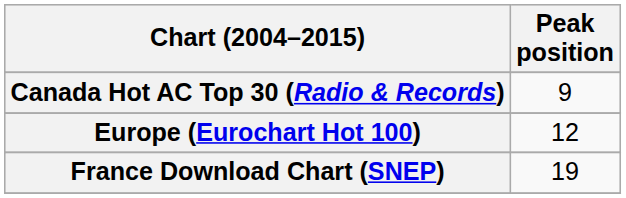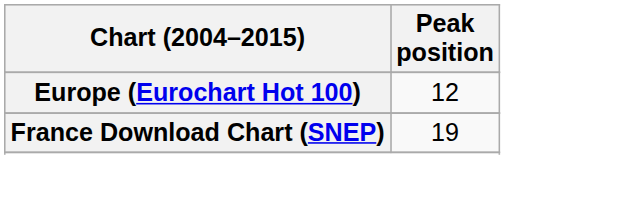- row: (258, 92)
